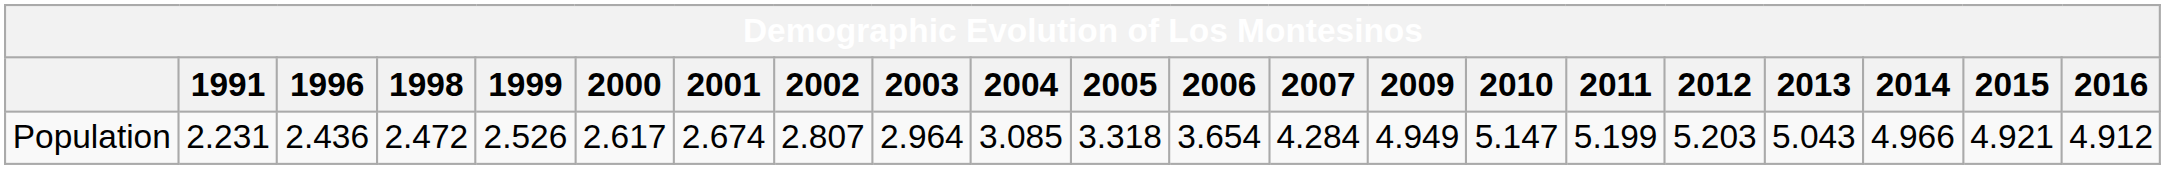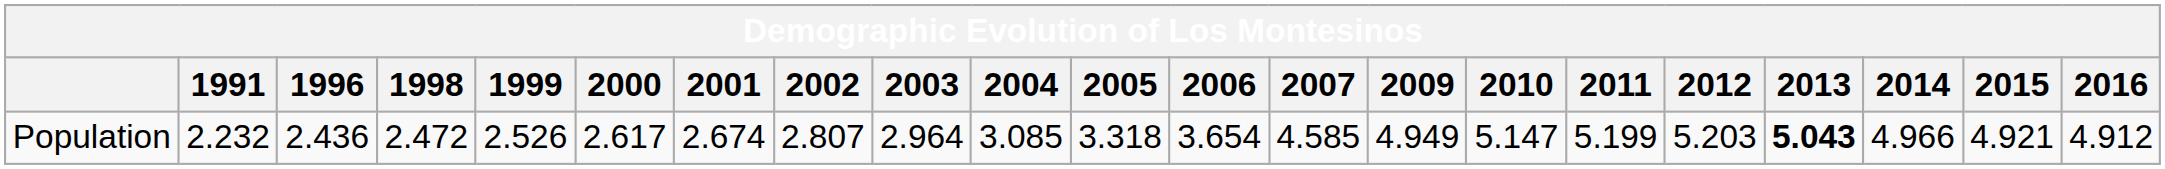(228, 137) 2.231 -> (228, 137) 2.232
(1318, 137) 4.284 -> (1318, 137) 4.585
(1814, 137) normal -> (1814, 137) bold
